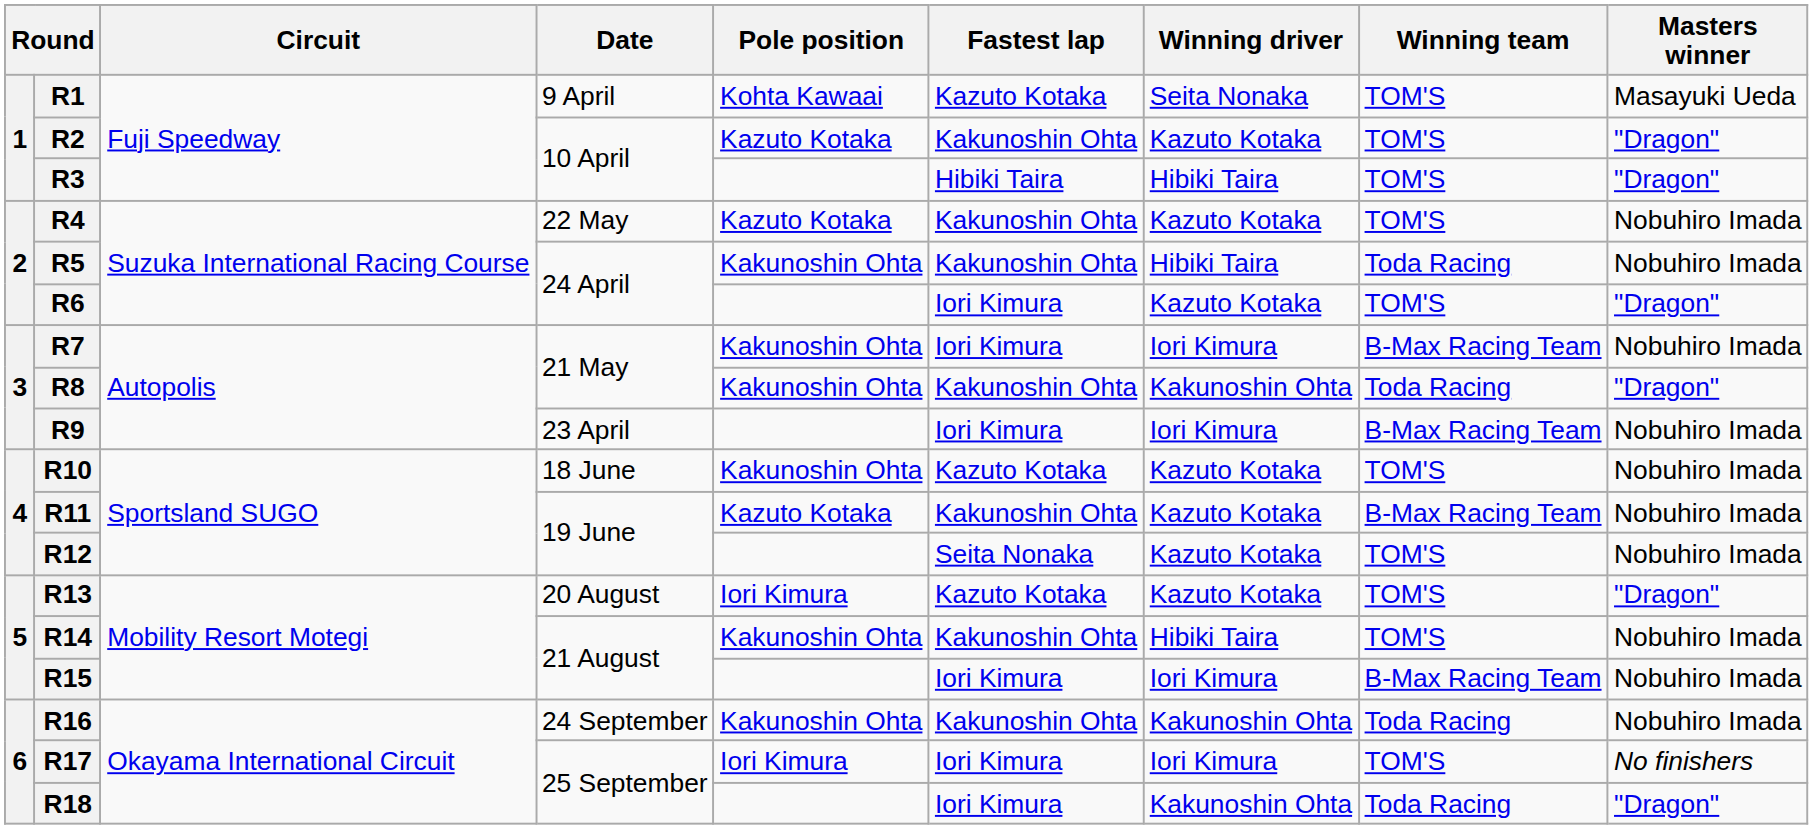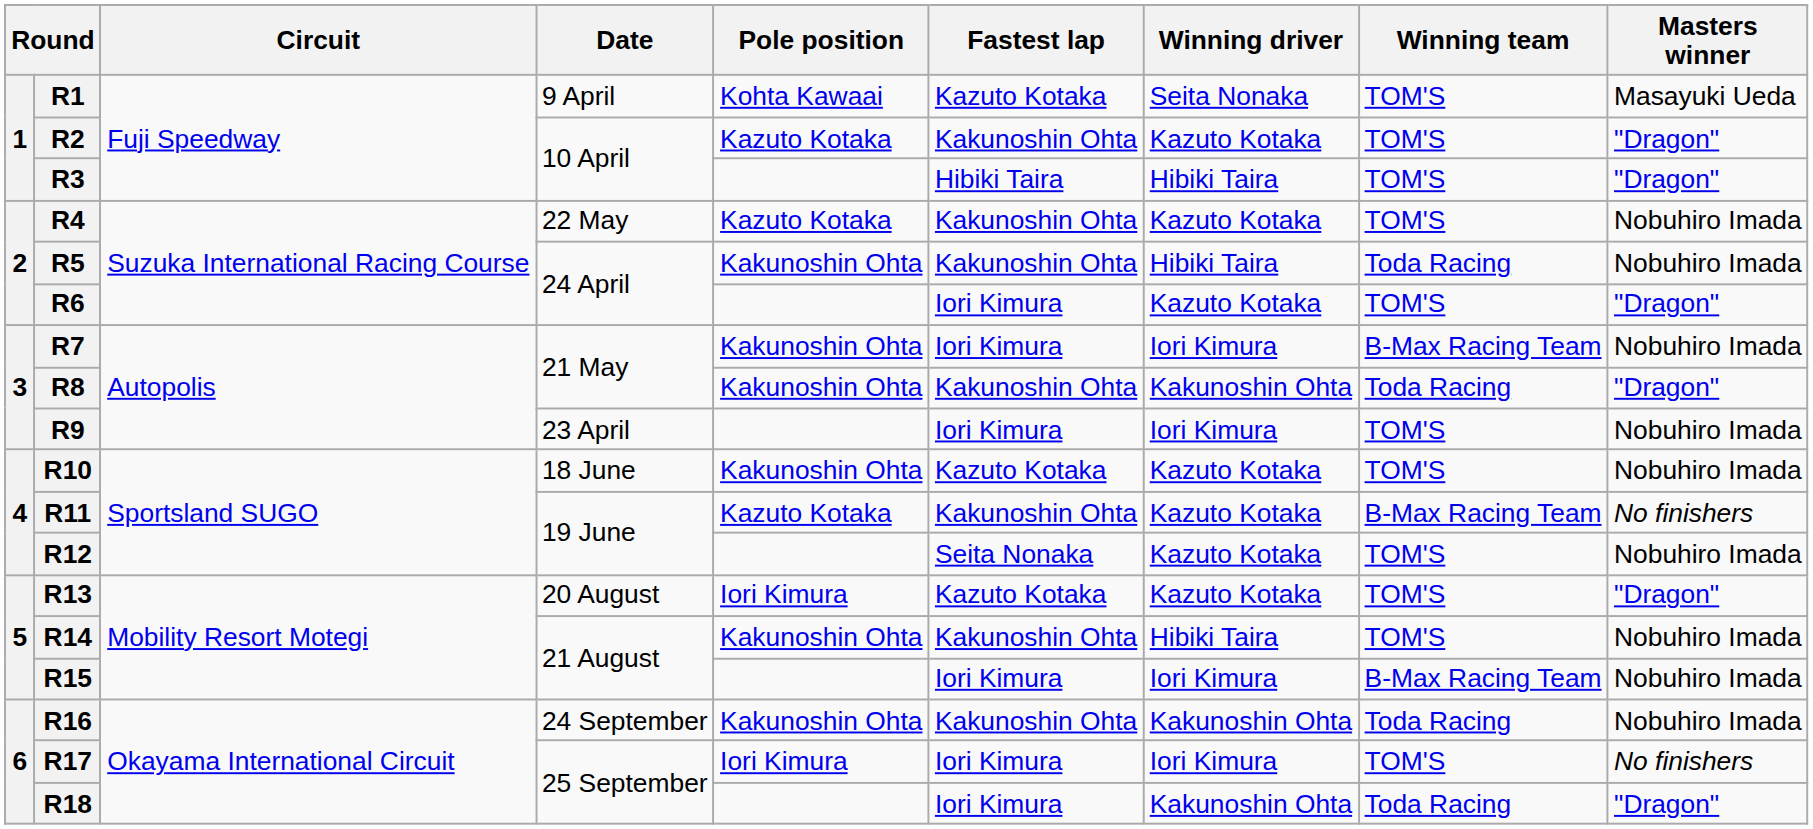(1483, 429) B-Max Racing Team -> (1405, 429) TOM'S
(1708, 512) Nobuhiro Imada -> (1684, 512) No finishers
